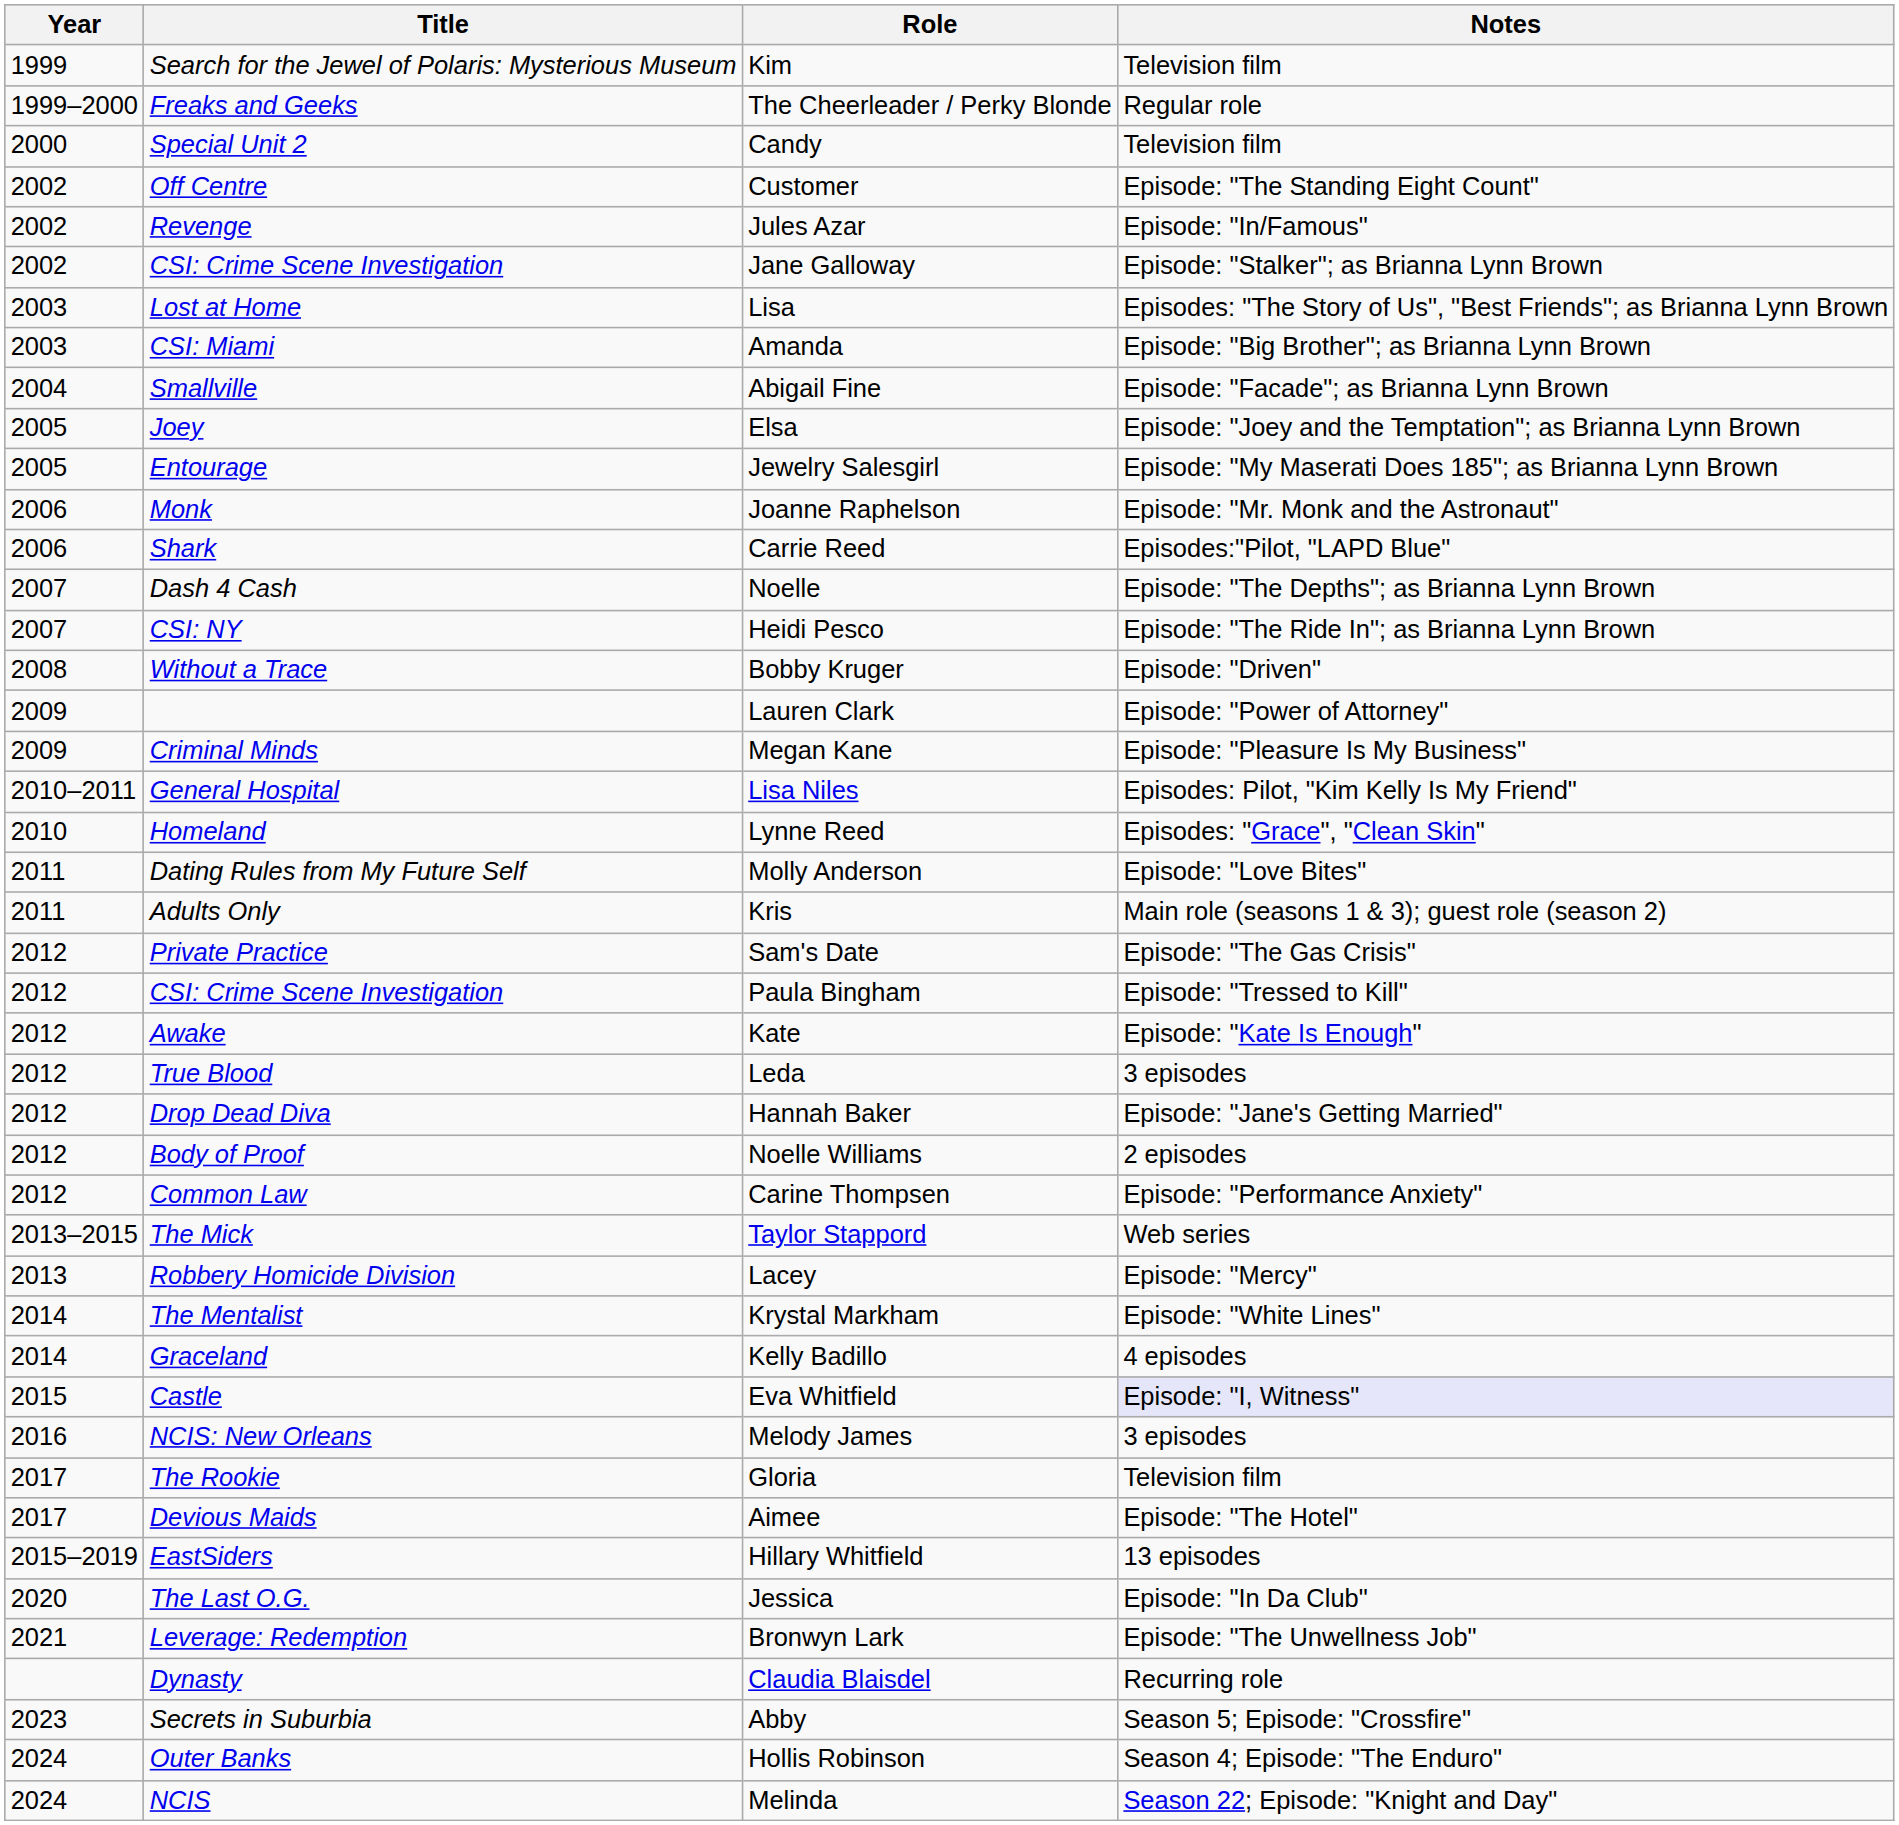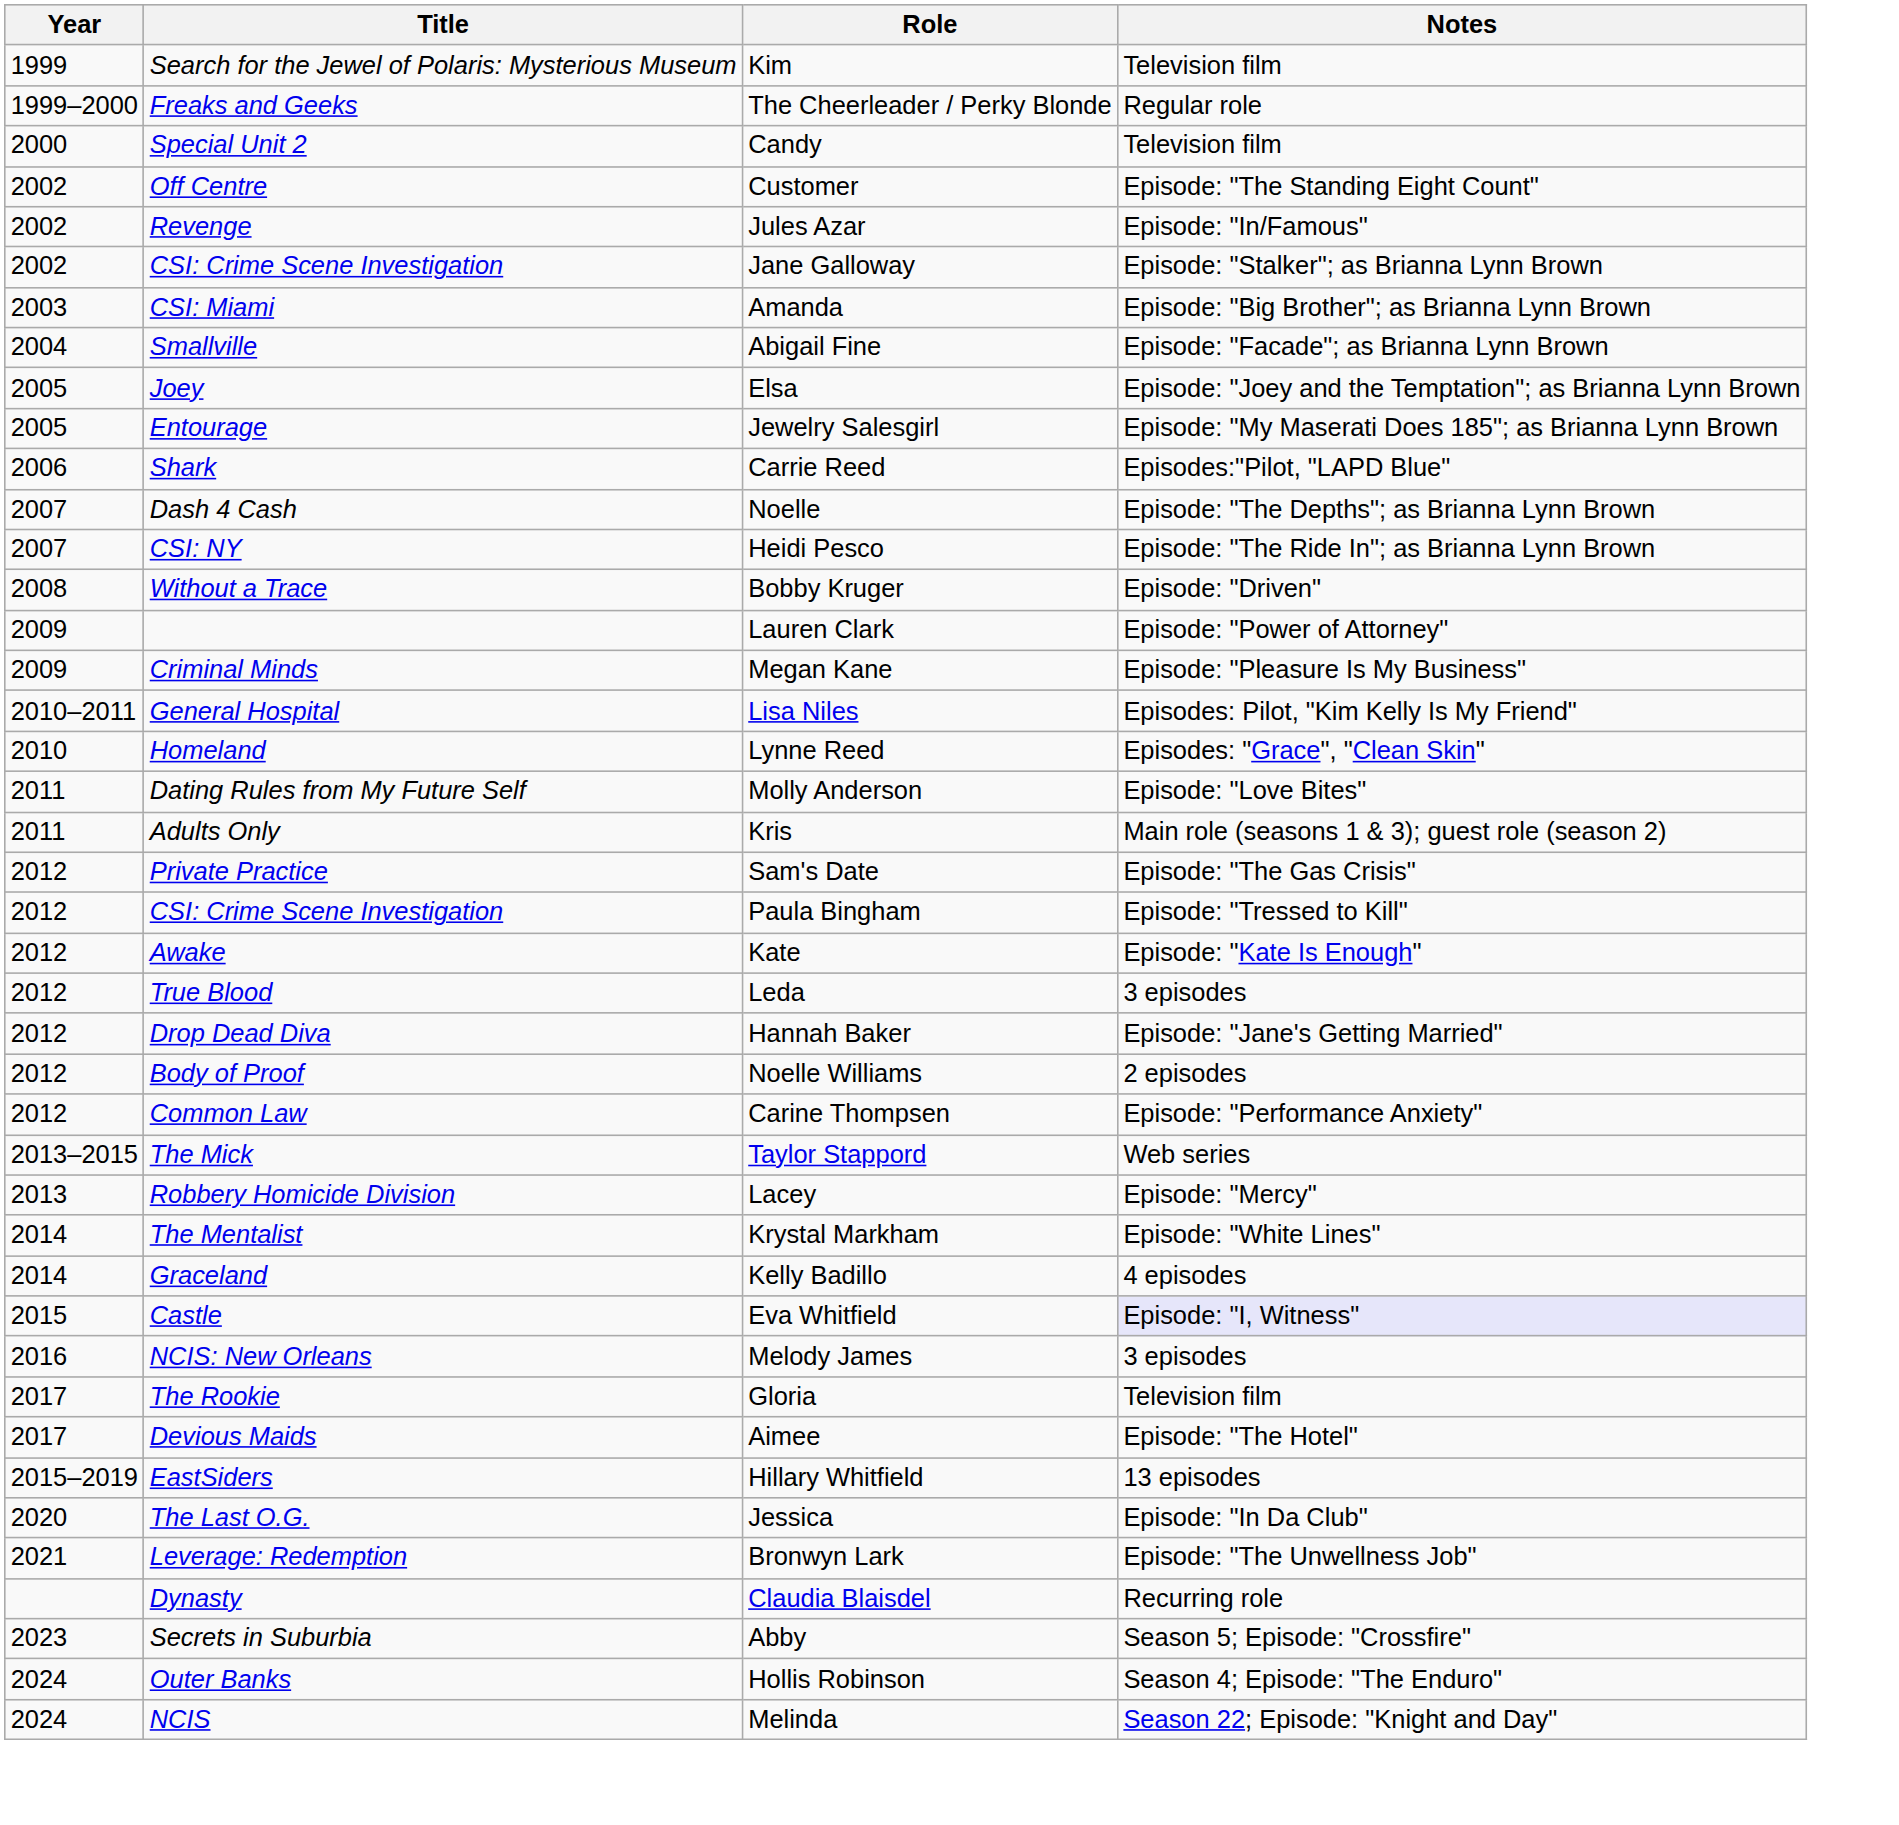- row: (772, 307)
- row: (854, 508)
